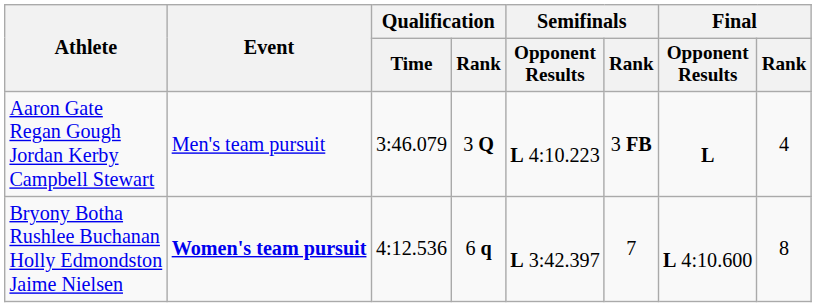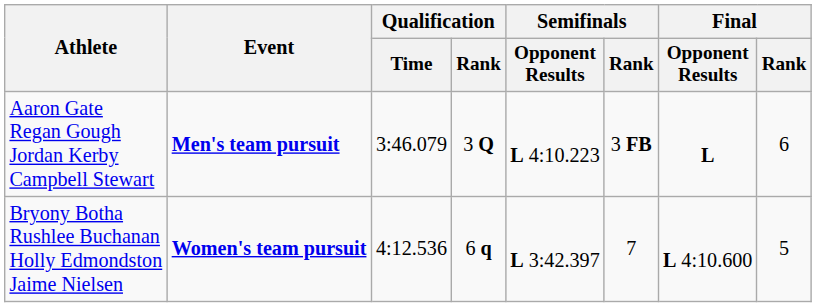(248, 144) normal -> (256, 144) bold
(784, 144) 4 -> (784, 144) 6
(784, 248) 8 -> (784, 248) 5
